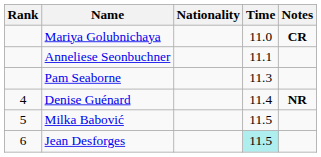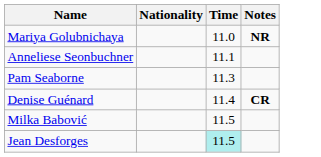- column: (23, 15)
(297, 36) CR -> (260, 36) NR
(297, 99) NR -> (260, 99) CR
